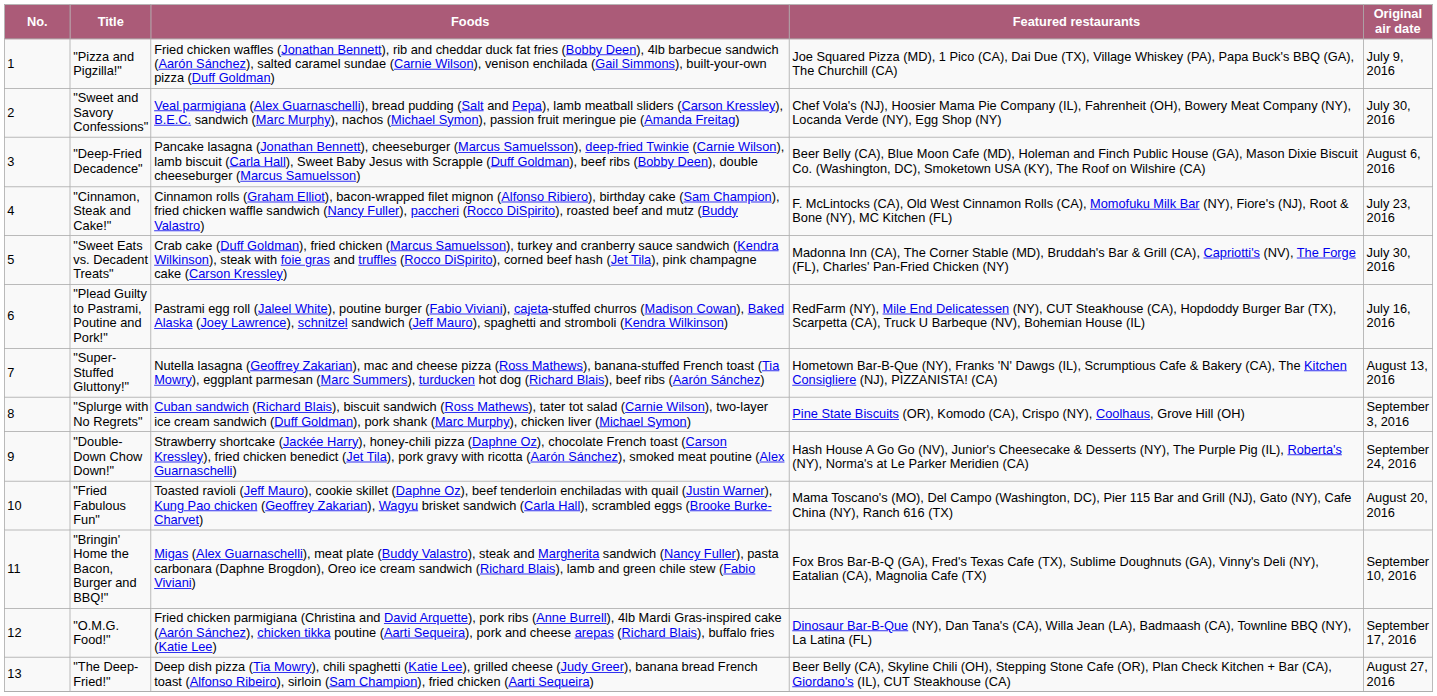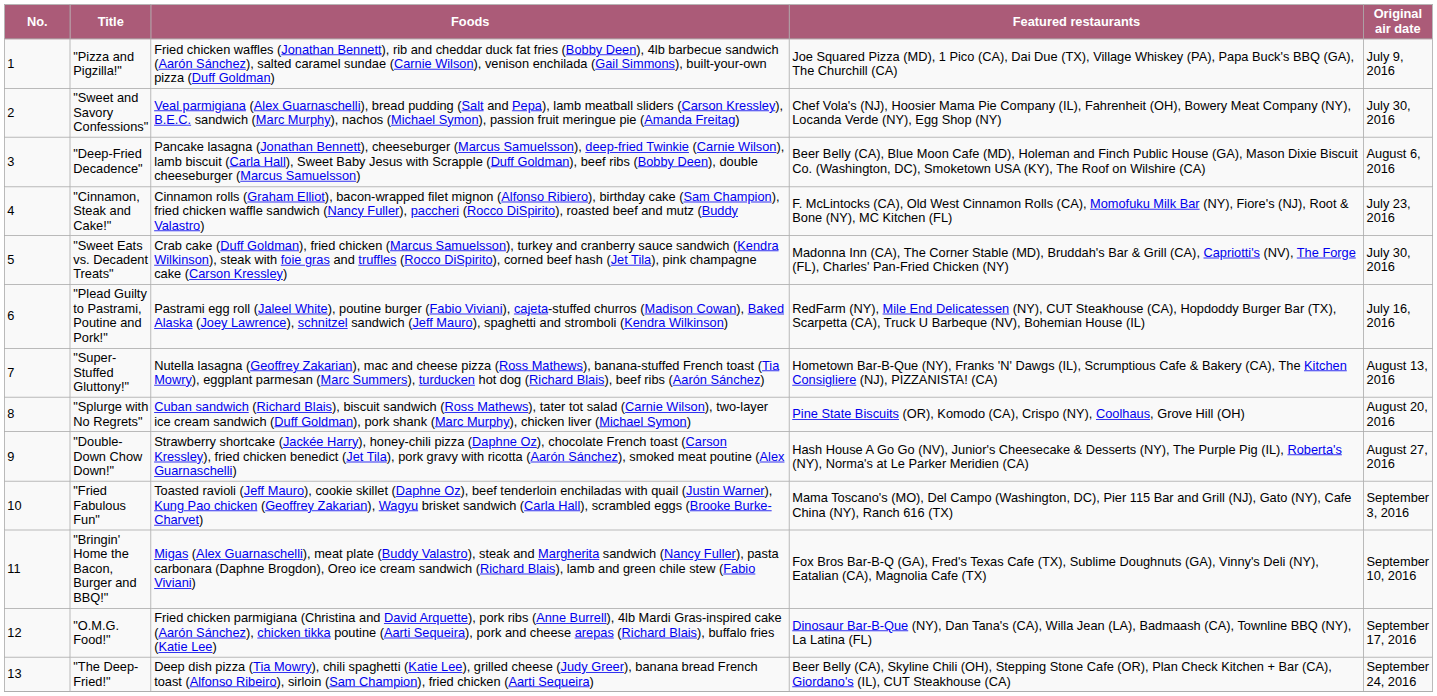(1398, 414) September 3, 2016 -> (1397, 414) August 20, 2016
(1398, 456) September 24, 2016 -> (1397, 456) August 27, 2016
(1397, 505) August 20, 2016 -> (1398, 505) September 3, 2016
(1397, 674) August 27, 2016 -> (1398, 674) September 24, 2016
